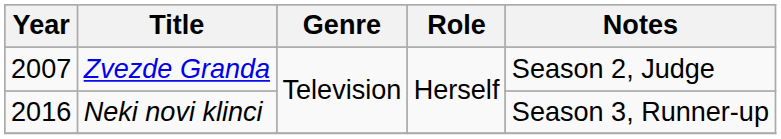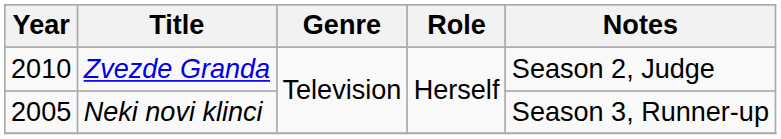(41, 68) 2007 -> (41, 68) 2010
(41, 111) 2016 -> (41, 111) 2005
